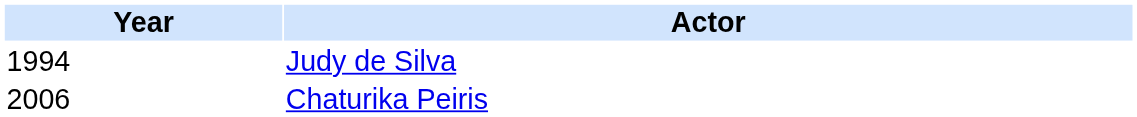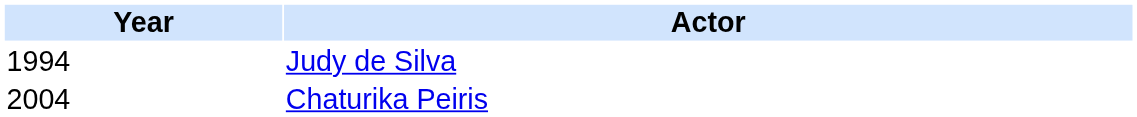(38, 99) 2006 -> (38, 99) 2004
